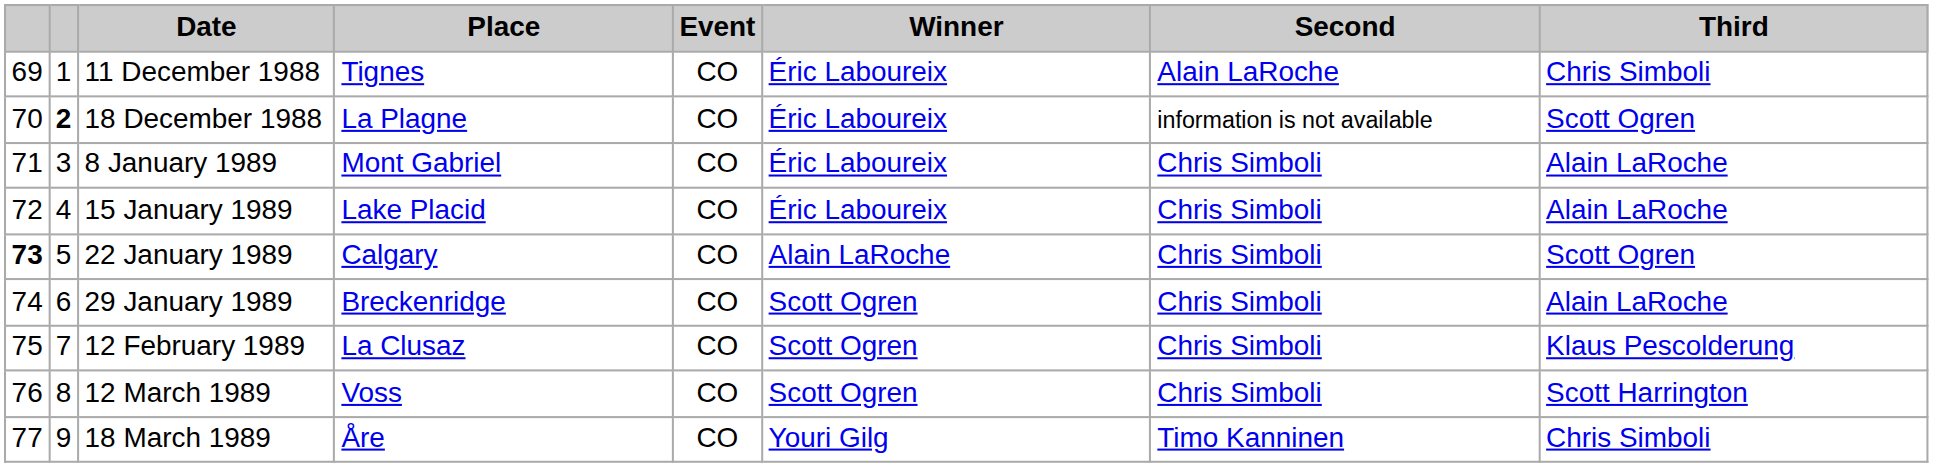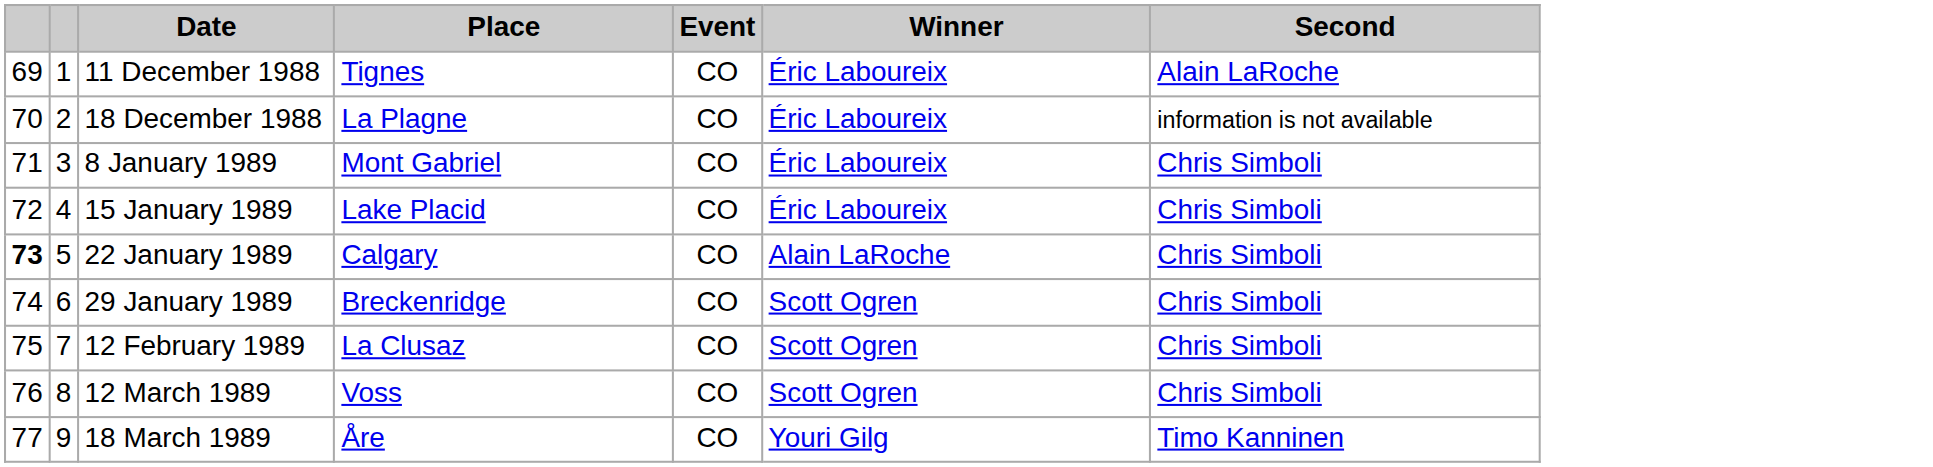- column: (1734, 27)
(64, 118) bold -> (64, 118) normal
